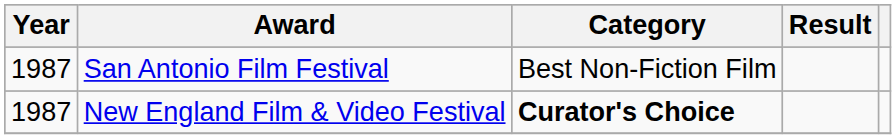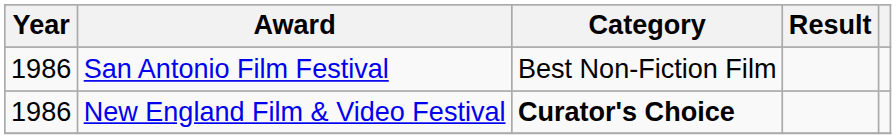(41, 68) 1987 -> (41, 68) 1986
(41, 111) 1987 -> (41, 111) 1986
